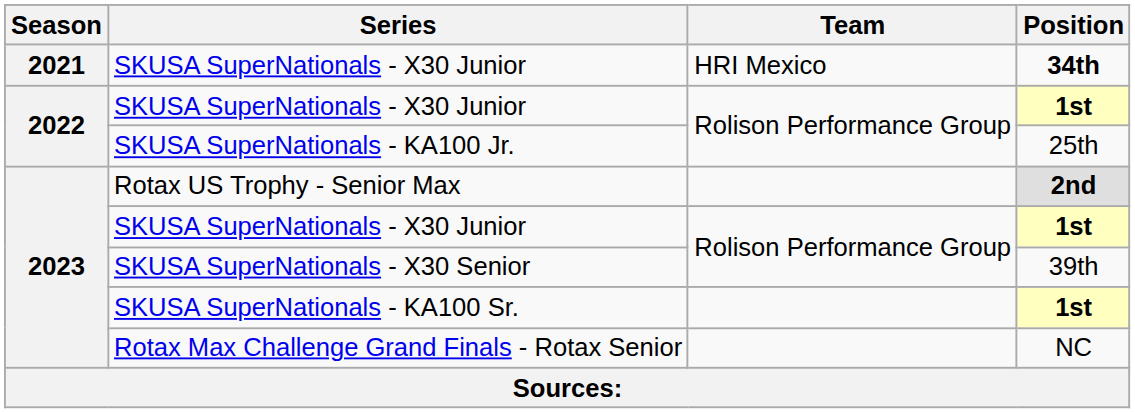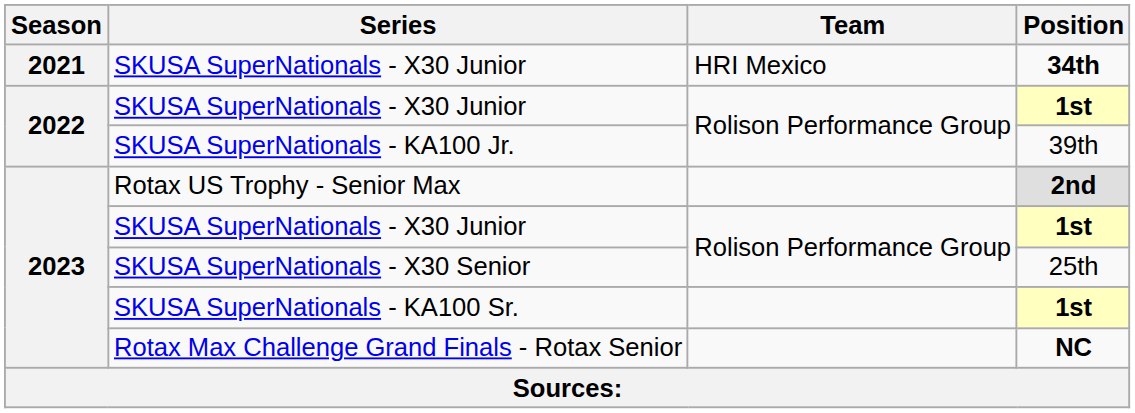(1074, 146) 25th -> (1074, 146) 39th
(1074, 266) 39th -> (1074, 266) 25th
(1074, 347) normal -> (1074, 347) bold
